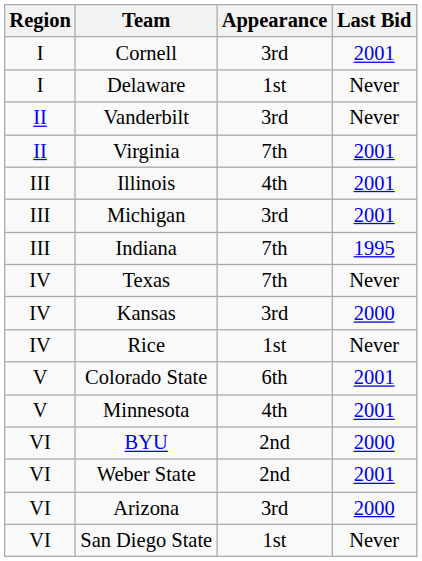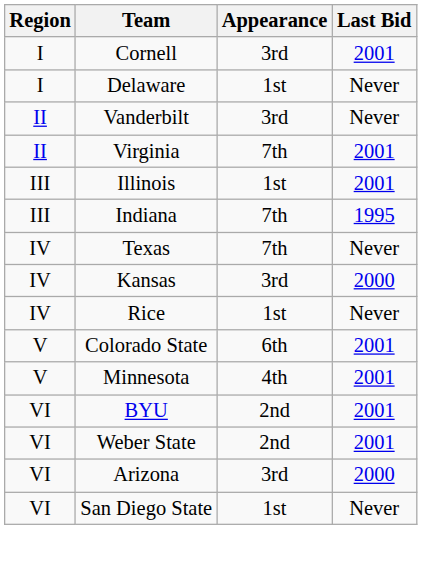(275, 183) 4th -> (275, 183) 1st
- row: (146, 215)
(374, 442) 2000 -> (374, 410) 2001
